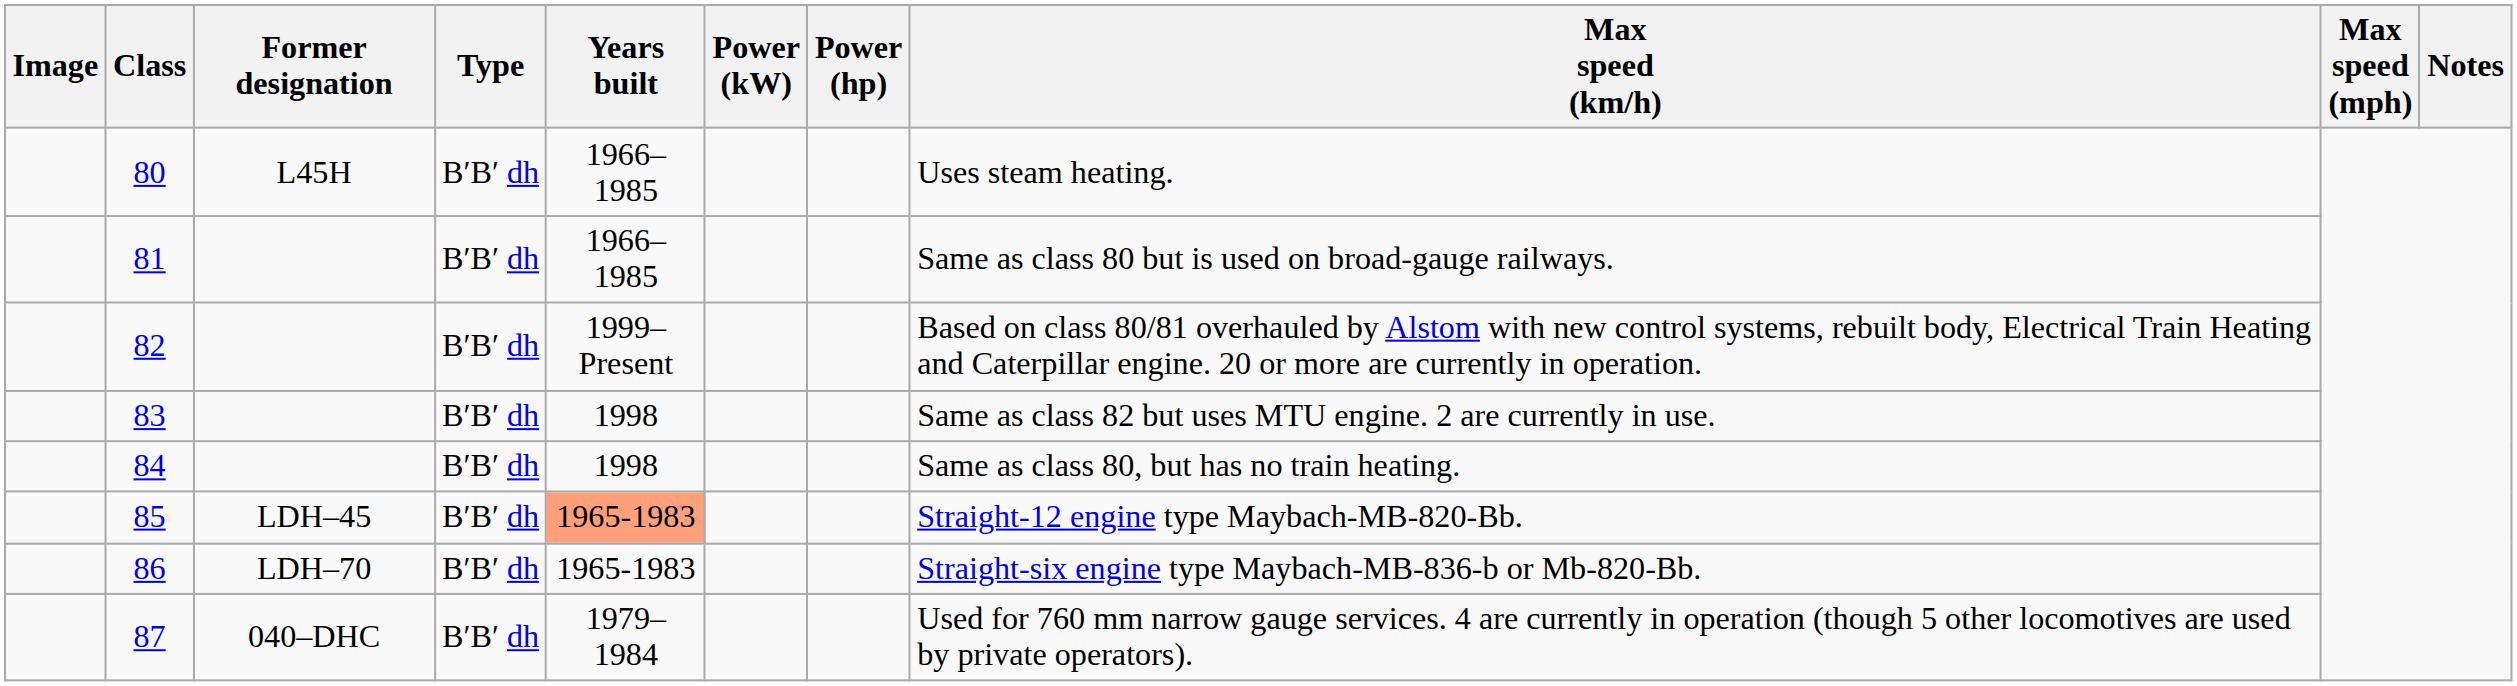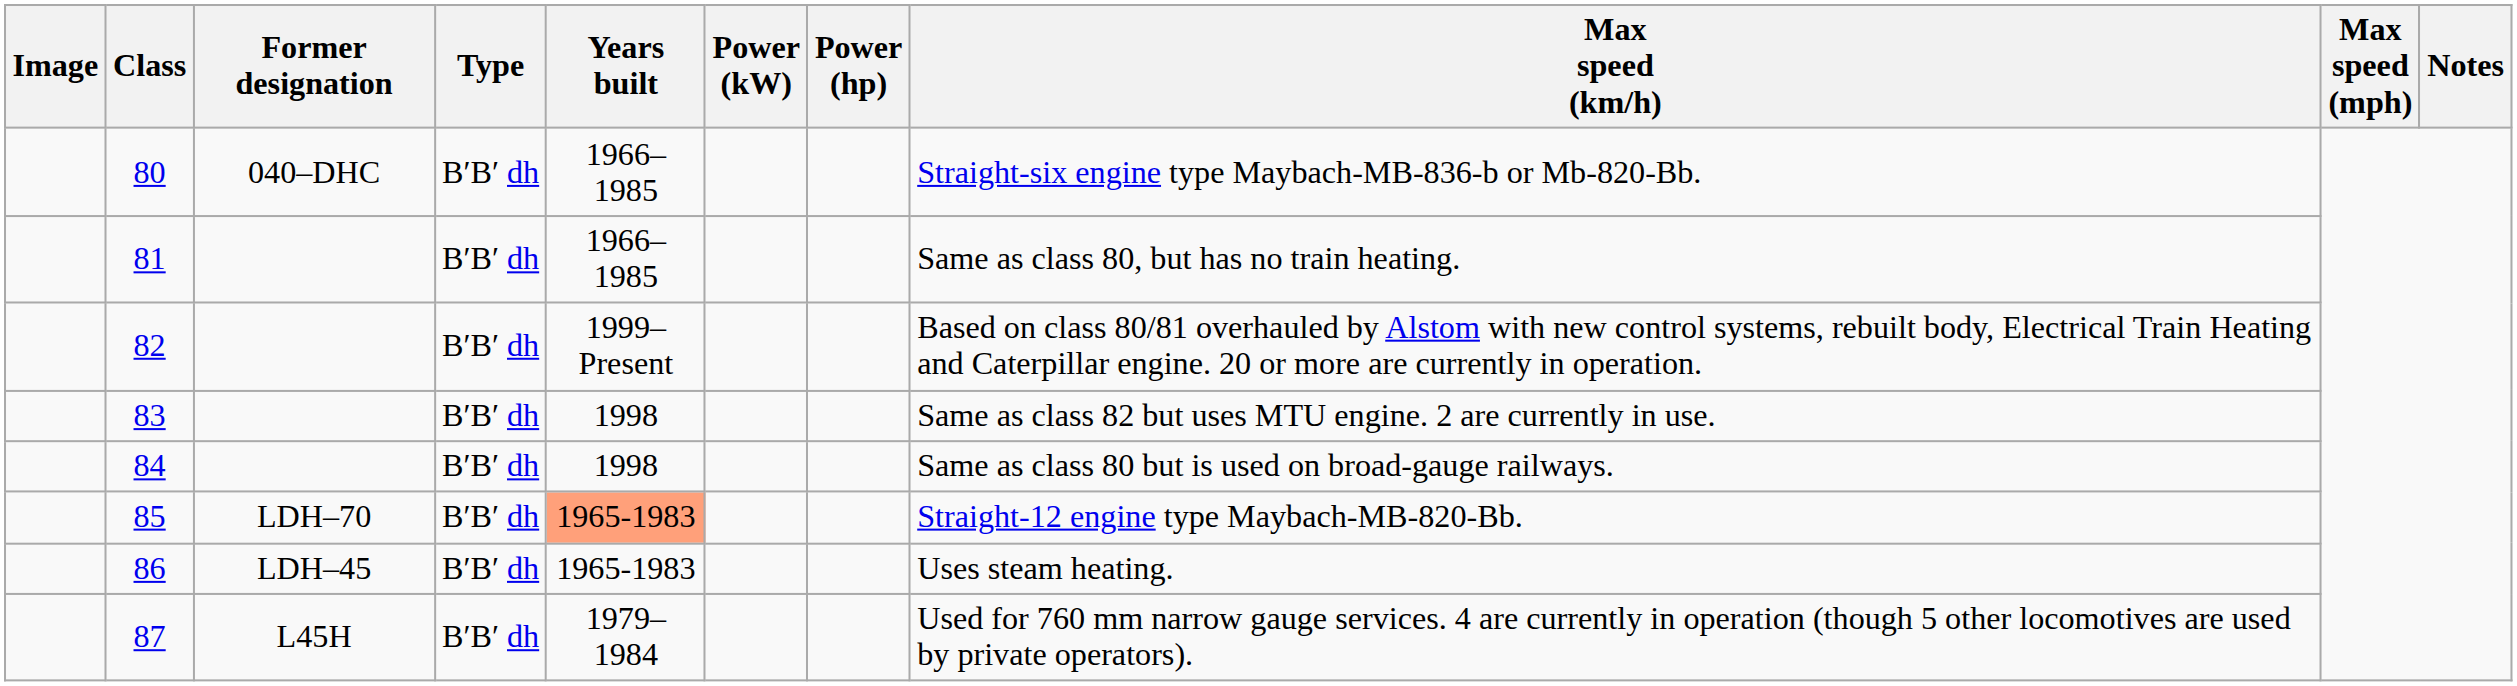(314, 171) L45H -> (314, 171) 040–DHC
(1045, 171) Uses steam heating. -> (1309, 171) Straight-six engine type Maybach-MB-836-b or Mb-820-Bb.
(1266, 258) Same as class 80 but is used on broad-gauge railways. -> (1189, 258) Same as class 80, but has no train heating.
(1189, 465) Same as class 80, but has no train heating. -> (1266, 465) Same as class 80 but is used on broad-gauge railways.
(314, 516) LDH–45 -> (314, 516) LDH–70
(314, 567) LDH–70 -> (314, 567) LDH–45
(1309, 567) Straight-six engine type Maybach-MB-836-b or Mb-820-Bb. -> (1045, 567) Uses steam heating.
(314, 637) 040–DHC -> (314, 637) L45H
